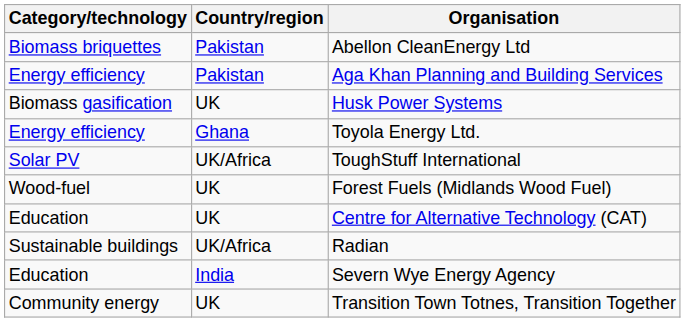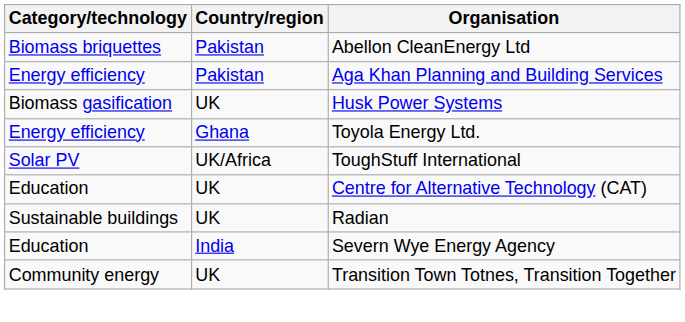- row: (472, 189)
(233, 246) UK/Africa -> (208, 217) UK
